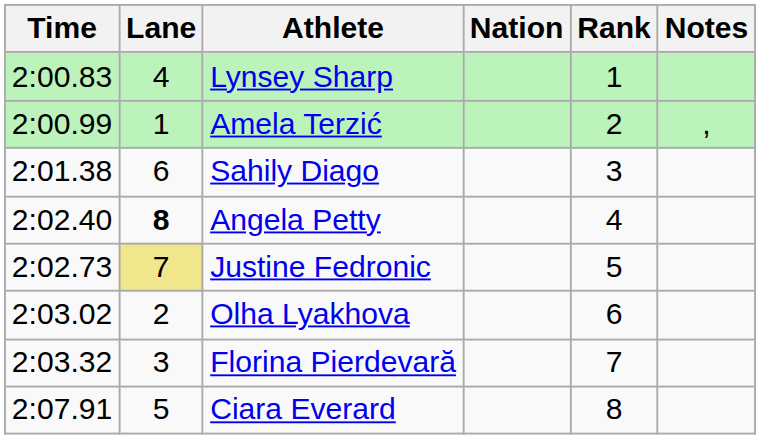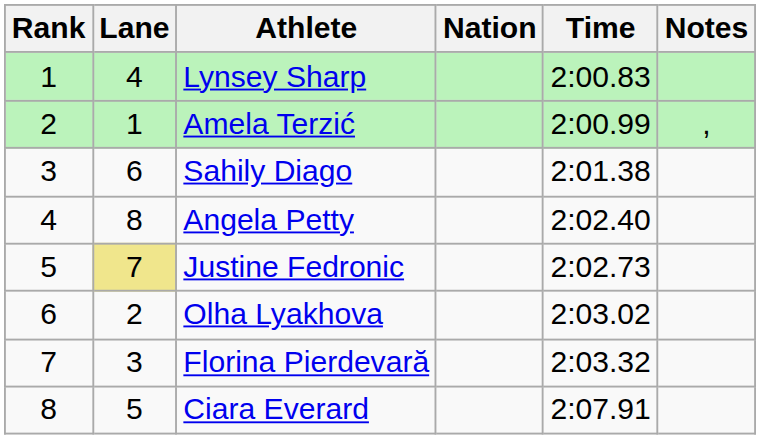columns swapped: (614, 28) <-> (62, 28)
(161, 219) bold -> (134, 219) normal
